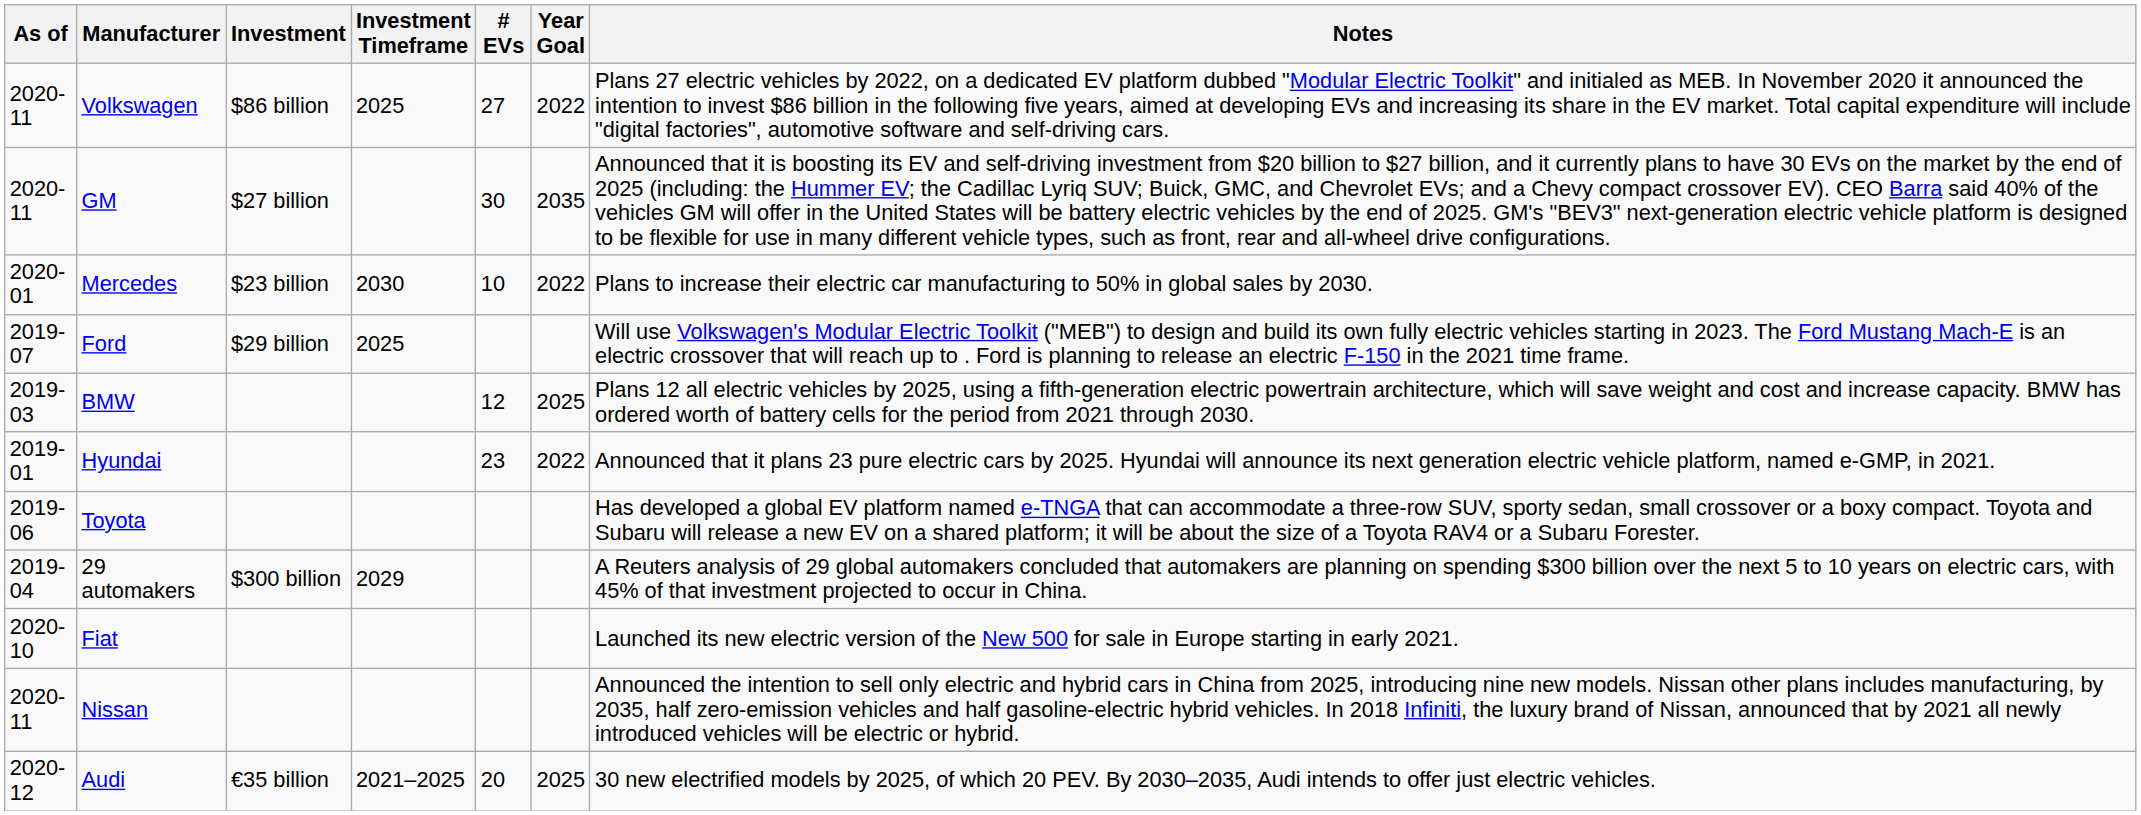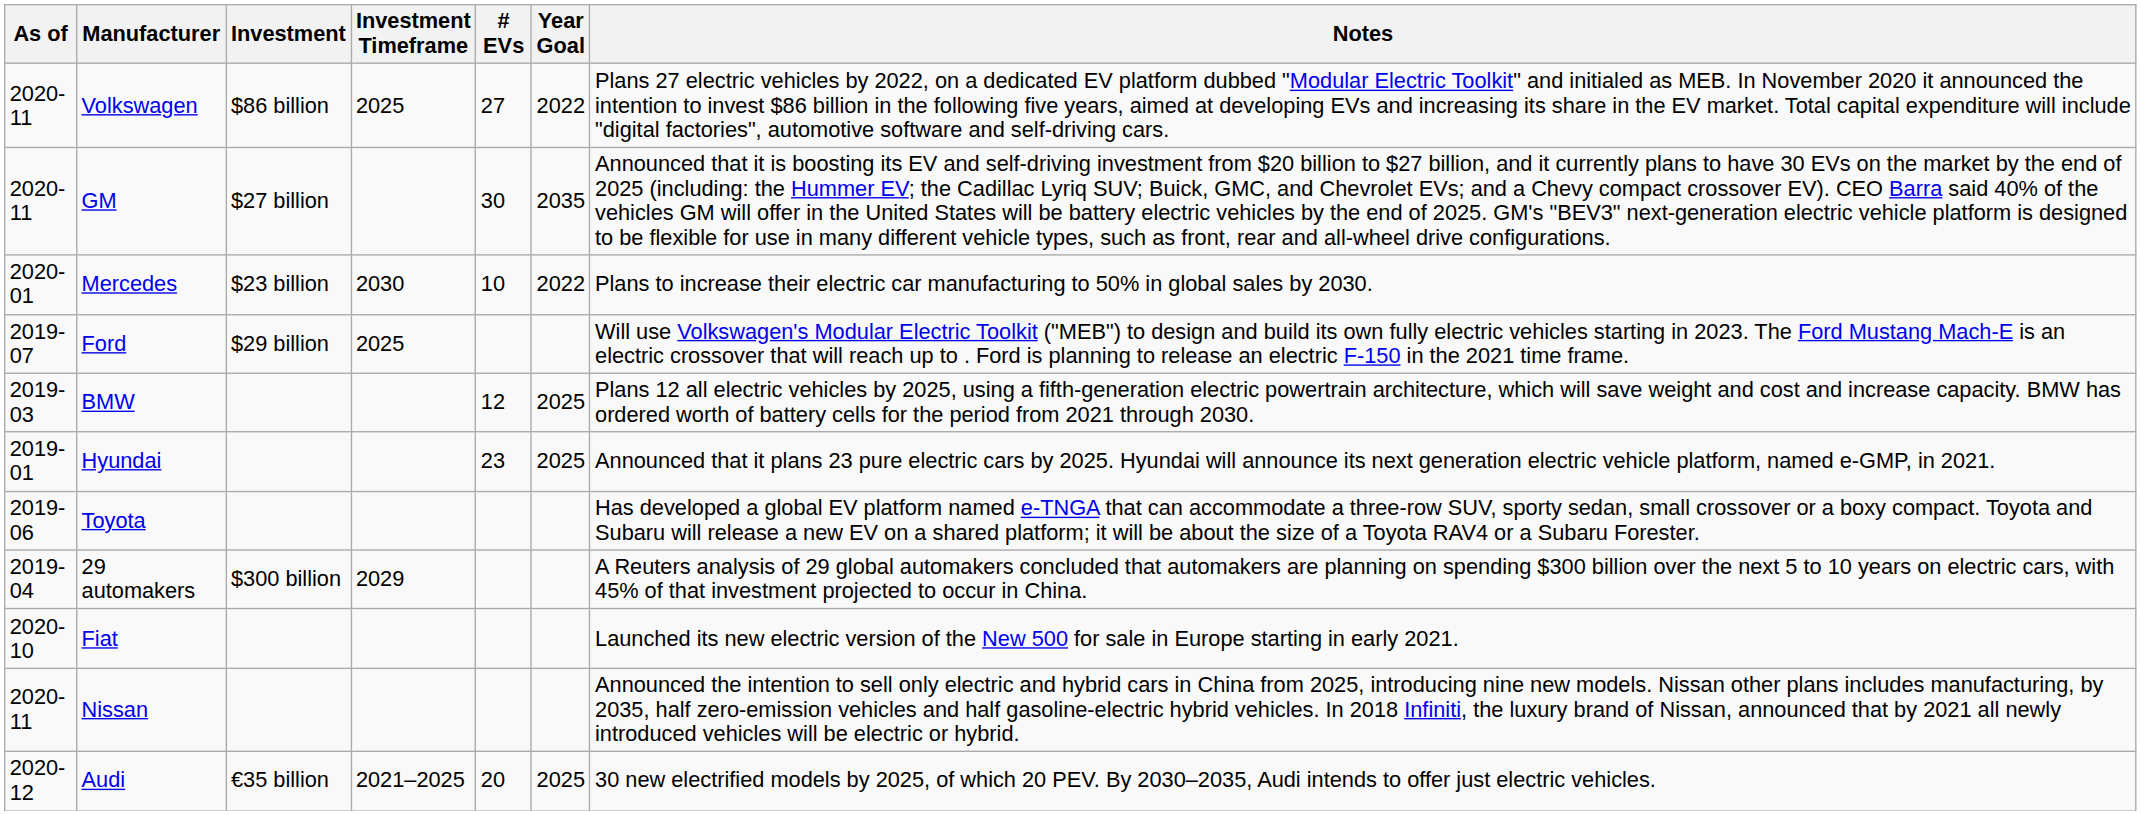(561, 461) 2022 -> (561, 461) 2025
